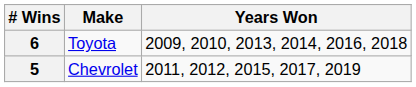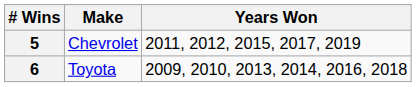rows swapped: (34, 43) <-> (34, 69)
